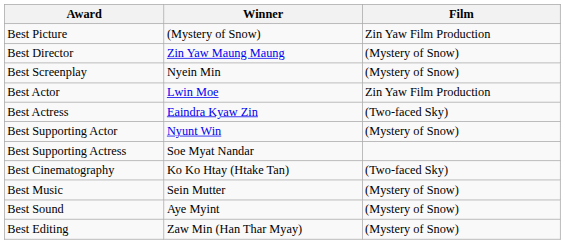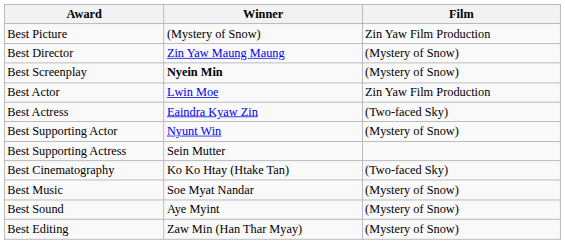(194, 72) normal -> (195, 72) bold
(210, 151) Soe Myat Nandar -> (196, 151) Sein Mutter
(196, 190) Sein Mutter -> (210, 190) Soe Myat Nandar
